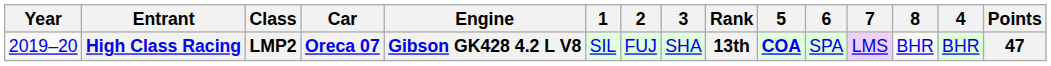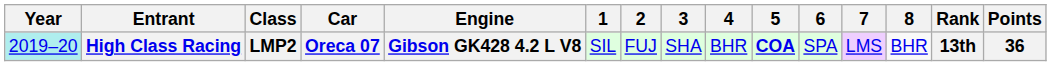columns swapped: (961, 18) <-> (732, 18)
(43, 46) no background -> (43, 46) paleturquoise background
(1015, 46) 47 -> (1015, 46) 36
